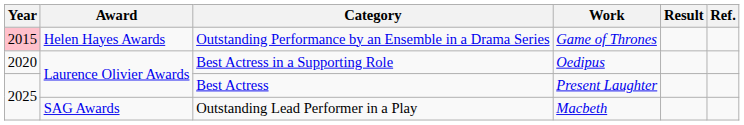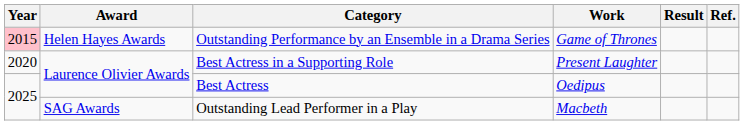(581, 62) Oedipus -> (607, 62) Present Laughter
(607, 85) Present Laughter -> (581, 85) Oedipus
